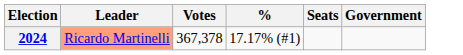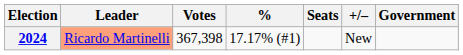+ column: (359, 15)
(199, 38) 367,378 -> (199, 38) 367,398
